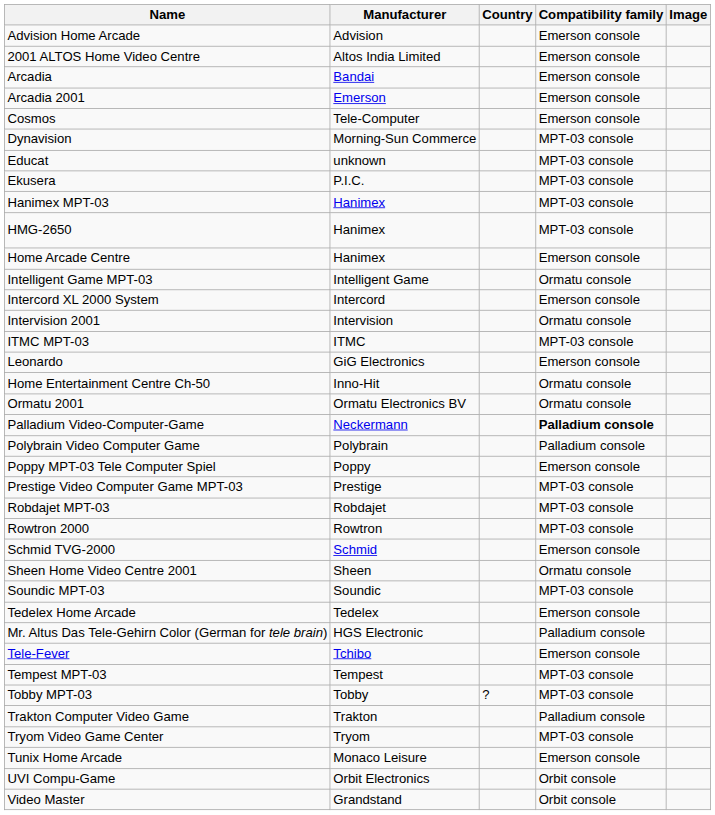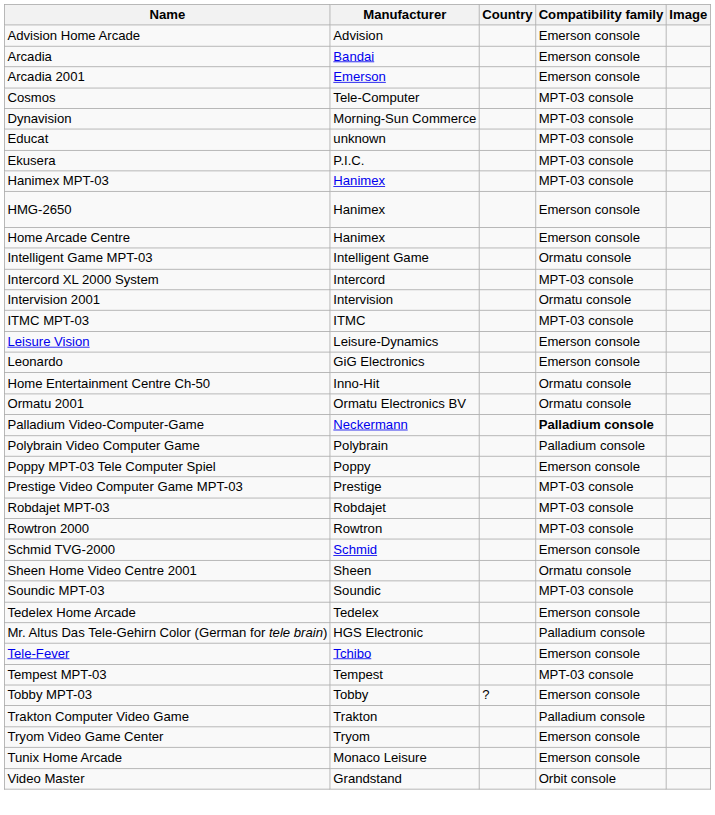- row: (104, 56)
(589, 118) Emerson console -> (586, 98) MPT-03 console
(586, 230) MPT-03 console -> (589, 209) Emerson console
(589, 300) Emerson console -> (586, 279) MPT-03 console
+ row: (49, 341)
(586, 695) MPT-03 console -> (589, 695) Emerson console
(586, 737) MPT-03 console -> (589, 737) Emerson console
- row: (61, 778)
